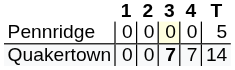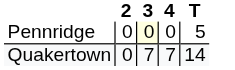- column: (126, 10)
(171, 55) bold -> (149, 55) normal
